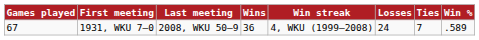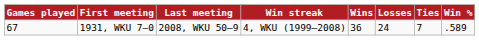columns swapped: (322, 12) <-> (254, 12)
